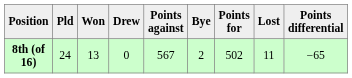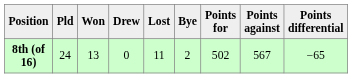columns swapped: (269, 21) <-> (166, 21)
